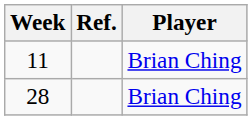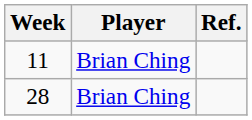columns swapped: (184, 22) <-> (96, 22)
